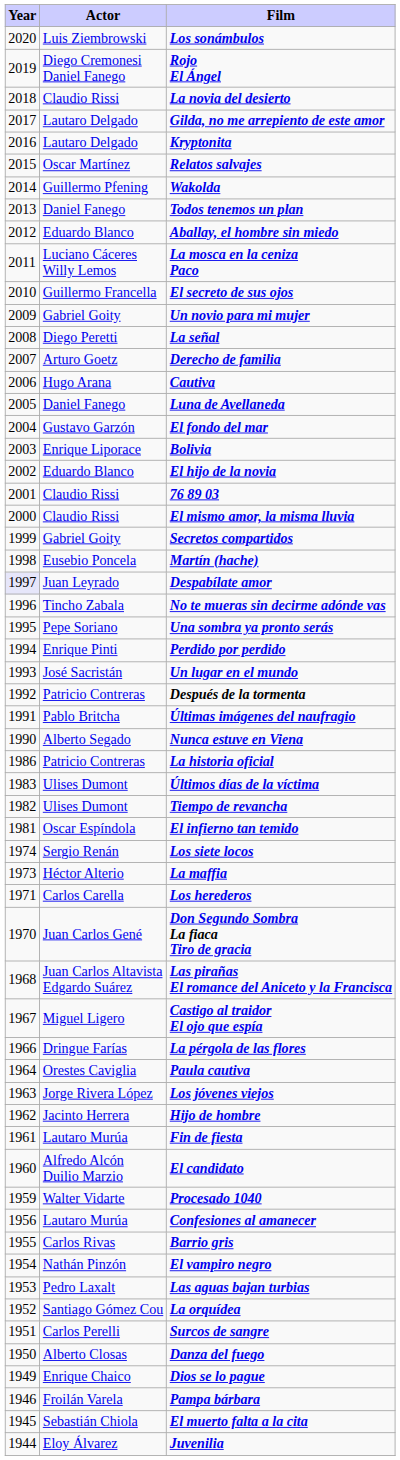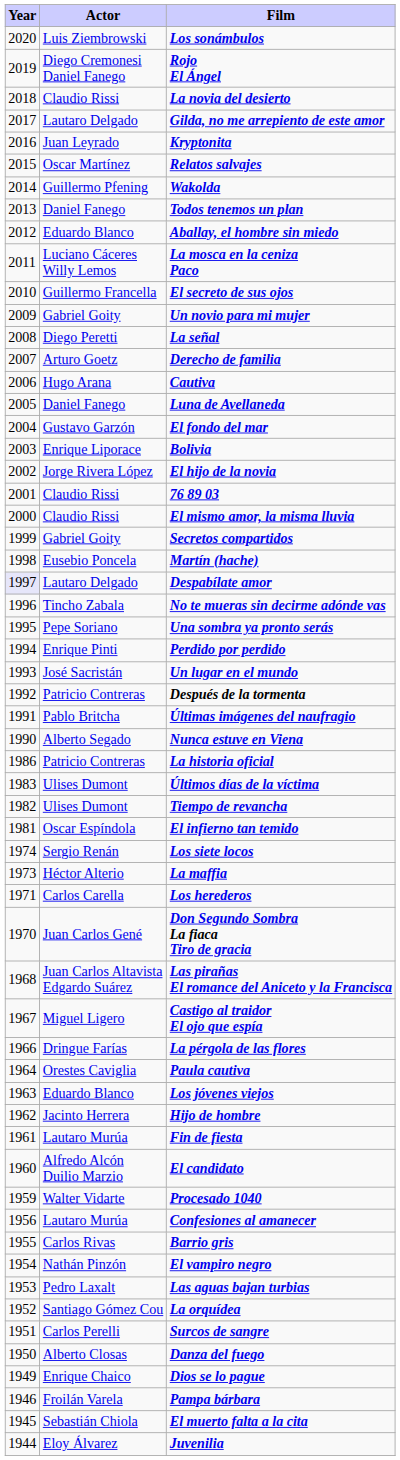(90, 143) Lautaro Delgado -> (81, 143) Juan Leyrado
(88, 471) Eduardo Blanco -> (98, 471) Jorge Rivera López
(81, 583) Juan Leyrado -> (90, 583) Lautaro Delgado
(98, 1093) Jorge Rivera López -> (88, 1093) Eduardo Blanco
